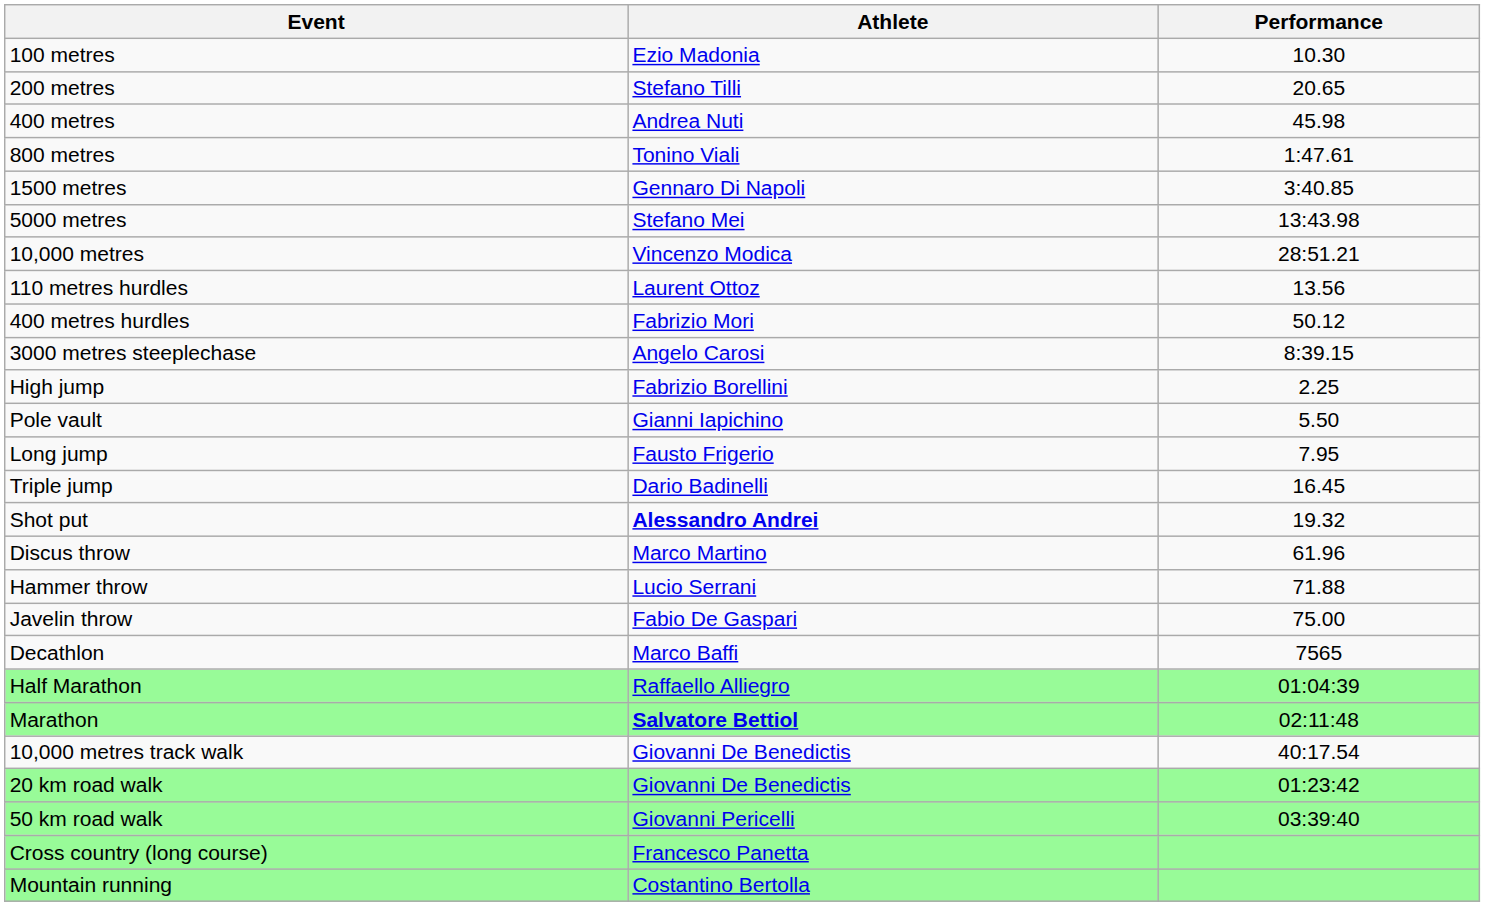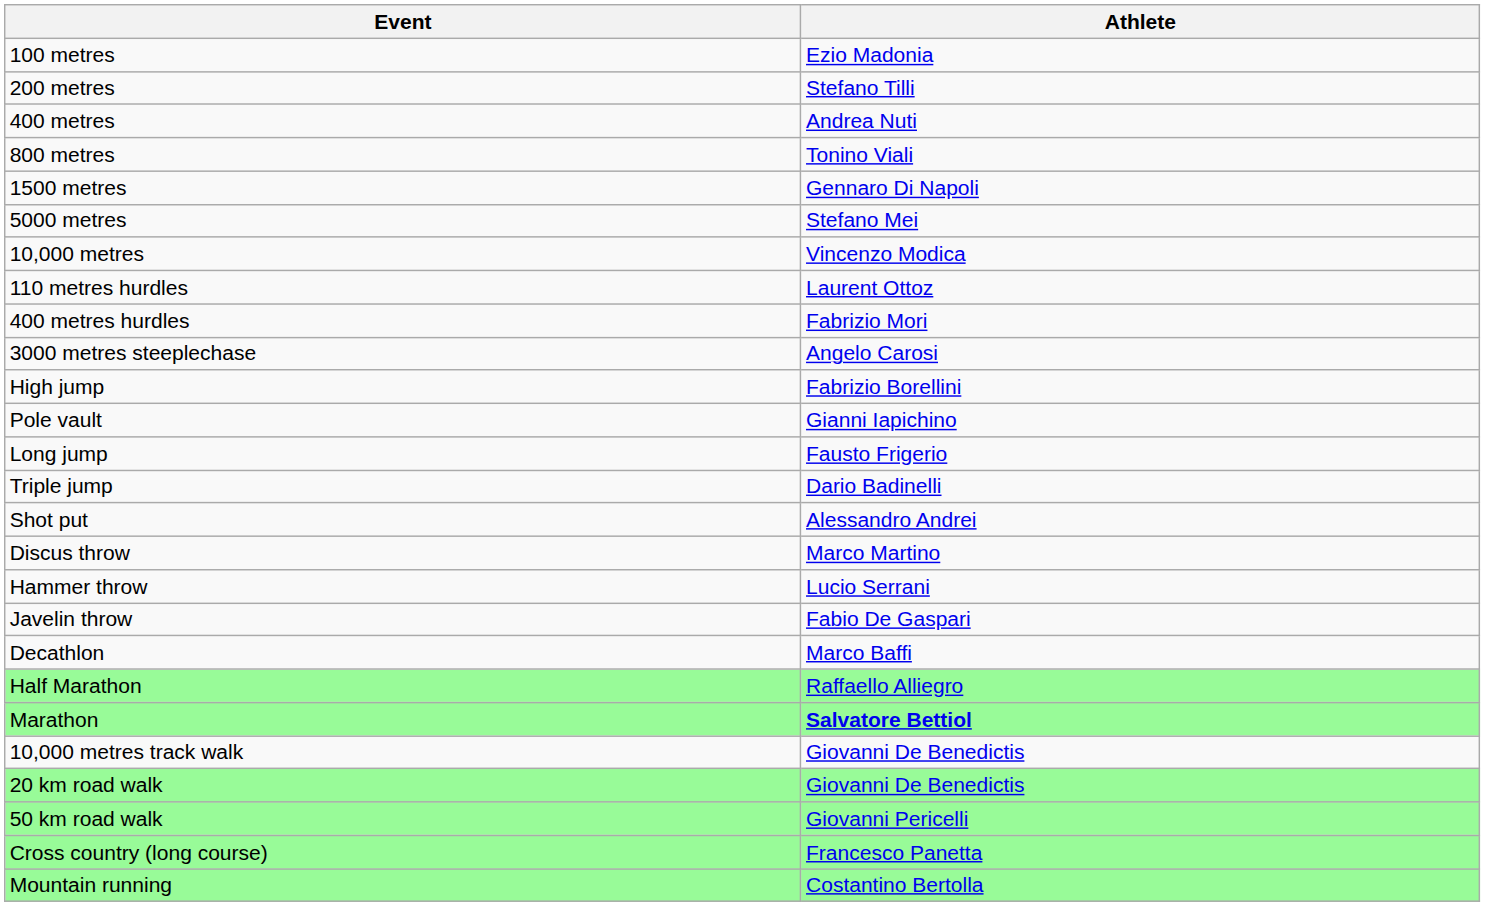- column: (1319, 22)
(725, 520) bold -> (891, 520) normal
